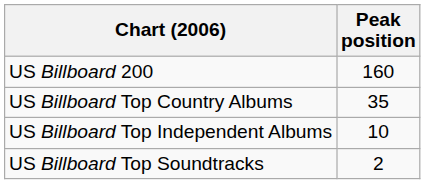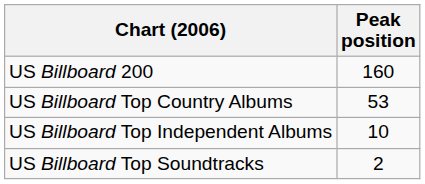(378, 102) 35 -> (378, 102) 53
